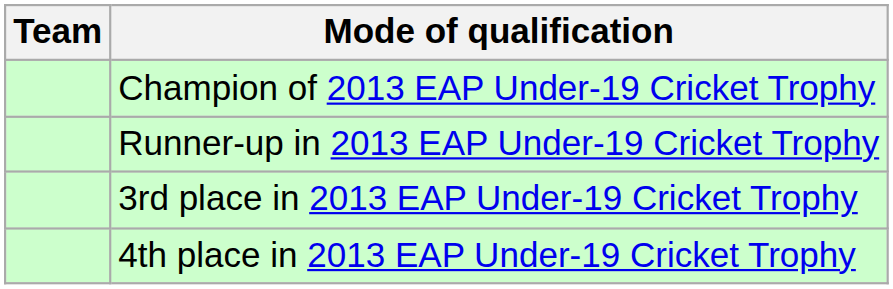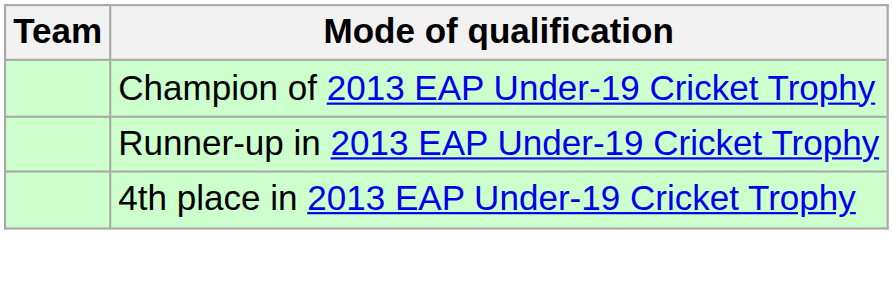- row: (488, 198)
